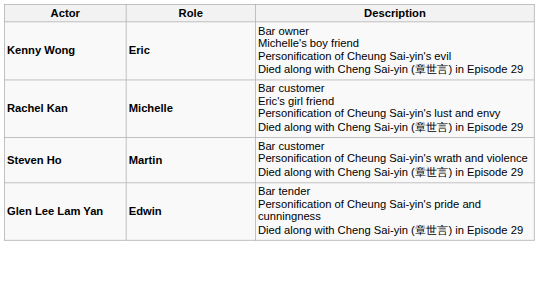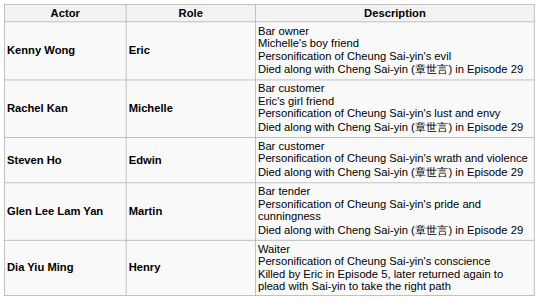(145, 160) Martin -> (145, 160) Edwin
(145, 211) Edwin -> (145, 211) Martin
+ row: (40, 268)
